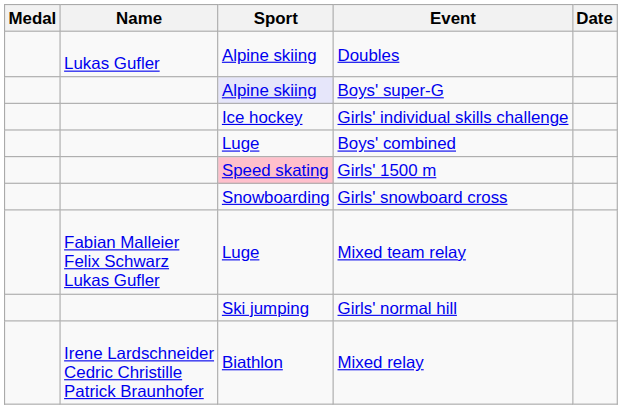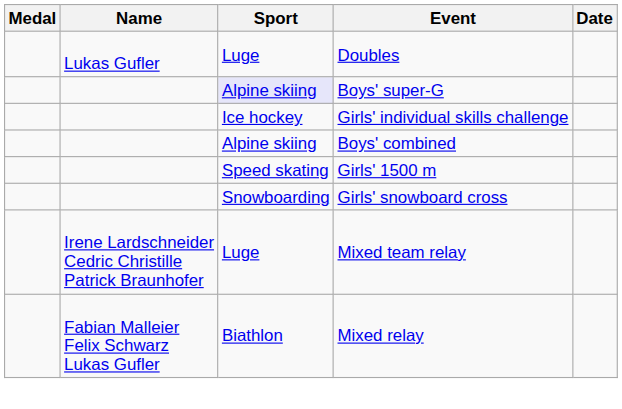(269, 54) Alpine skiing -> (241, 54) Luge
(241, 144) Luge -> (269, 144) Alpine skiing
(275, 171) pink background -> (275, 171) no background
(122, 262) Fabian Malleier Felix Schwarz Lukas Gufler -> (139, 262) Irene Lardschneider Cedric Christille Patrick Braunhofer
- row: (397, 307)
(139, 372) Irene Lardschneider Cedric Christille Patrick Braunhofer -> (122, 345) Fabian Malleier Felix Schwarz Lukas Gufler
